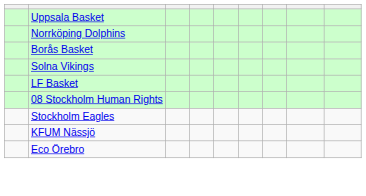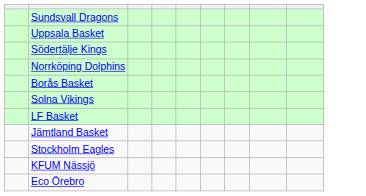+ row: (75, 17)
+ row: (69, 50)
- row: (97, 100)
+ row: (69, 132)
